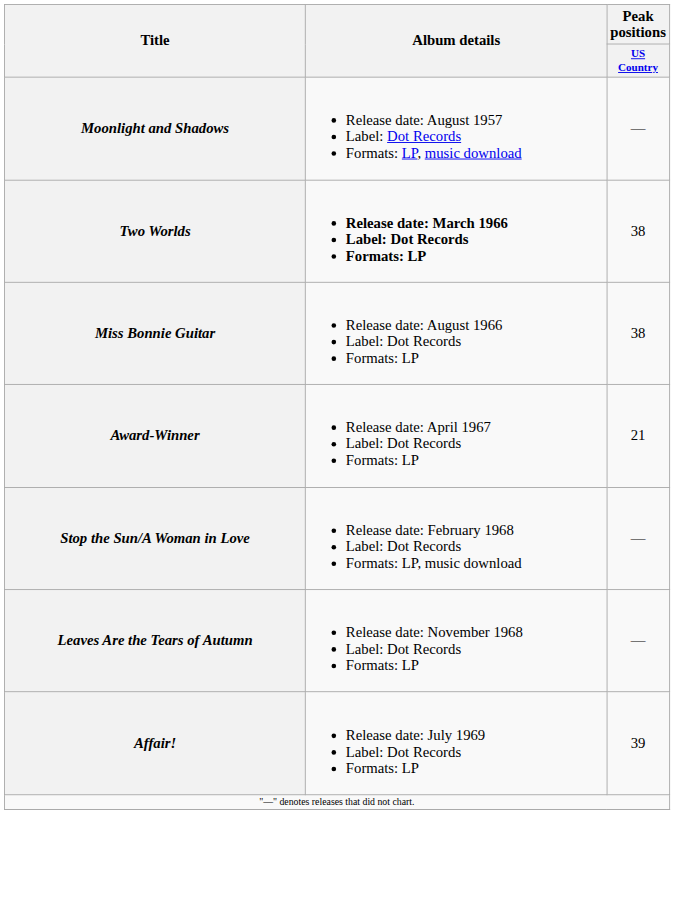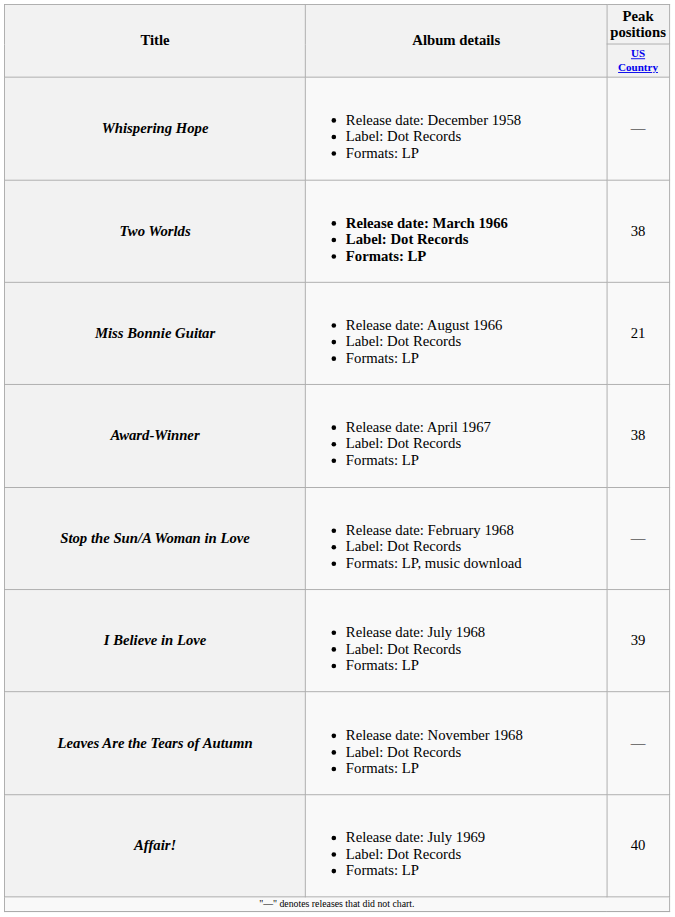- row: (155, 128)
+ row: (155, 128)
(638, 333) 38 -> (638, 333) 21
(638, 435) 21 -> (638, 435) 38
+ row: (155, 640)
(638, 743) 39 -> (638, 845) 40
